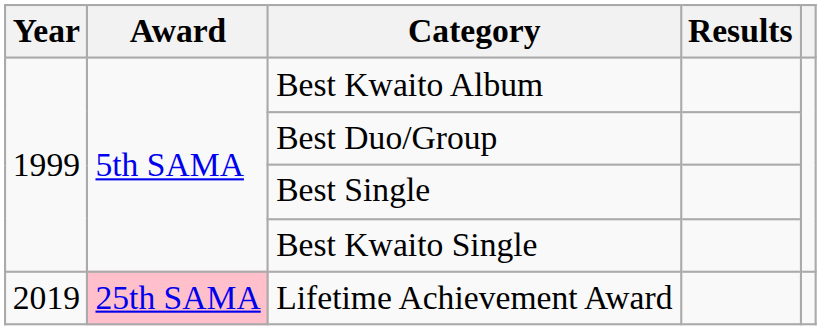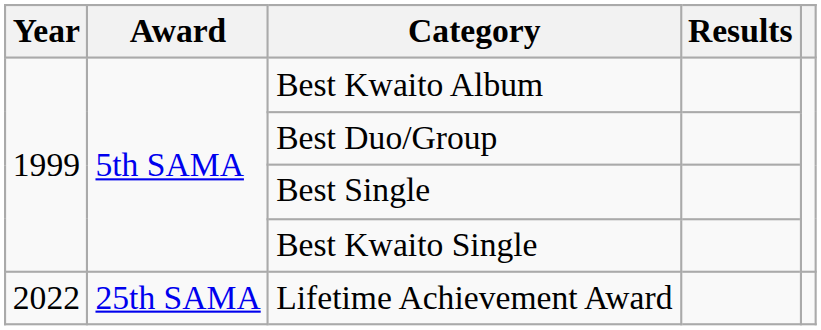(46, 297) 2019 -> (46, 297) 2022
(178, 297) pink background -> (178, 297) no background
